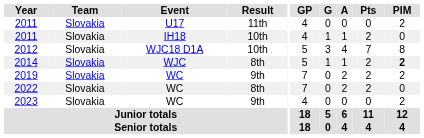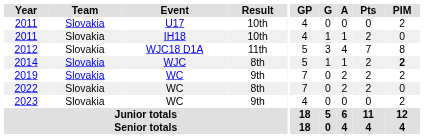(258, 23) 11th -> (258, 23) 10th
(258, 49) 10th -> (258, 49) 11th
